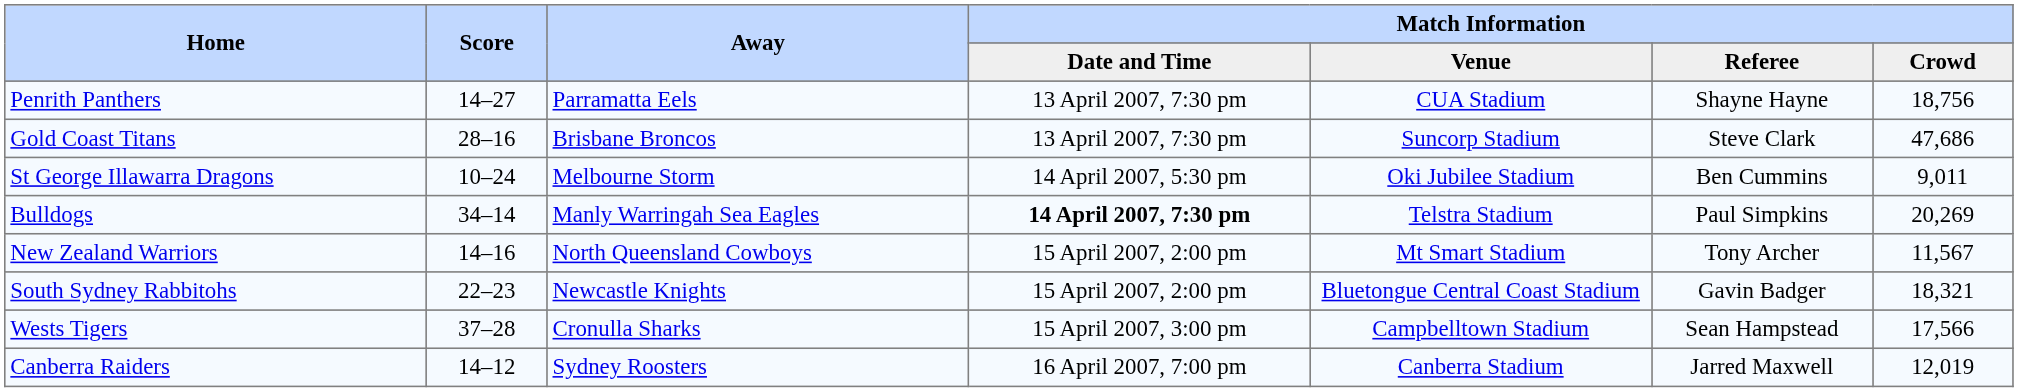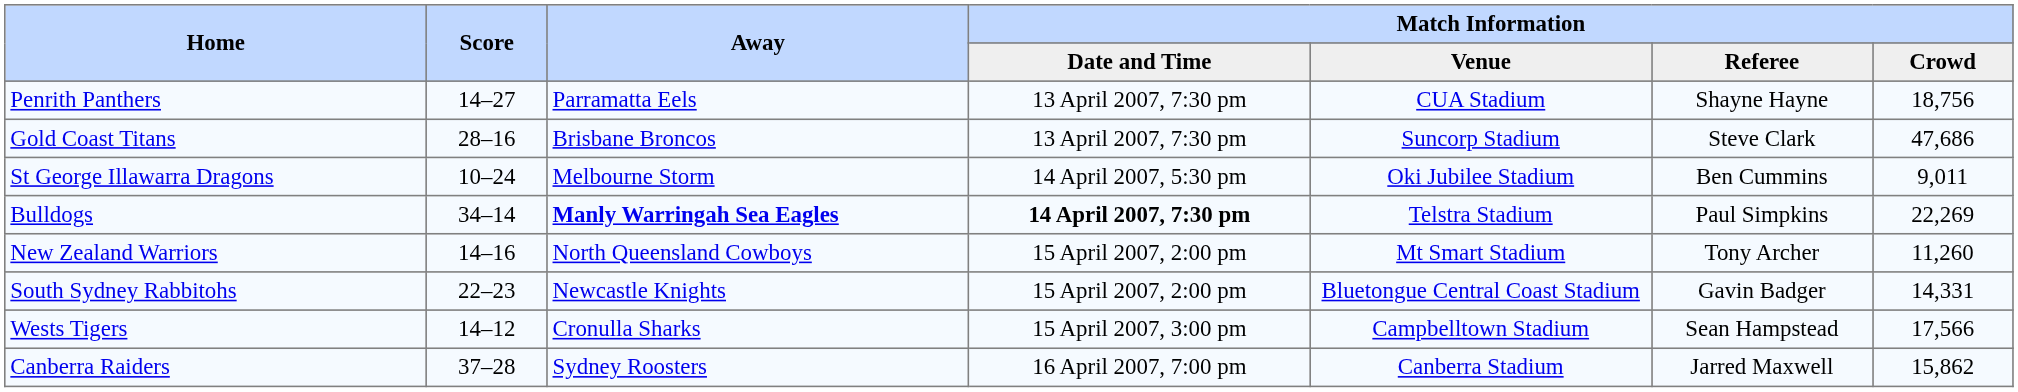(686, 214) normal -> (696, 214) bold
(1943, 214) 20,269 -> (1943, 214) 22,269
(1943, 252) 11,567 -> (1943, 252) 11,260
(1943, 290) 18,321 -> (1943, 290) 14,331
(487, 328) 37–28 -> (487, 328) 14–12
(487, 367) 14–12 -> (487, 367) 37–28
(1943, 367) 12,019 -> (1943, 367) 15,862
